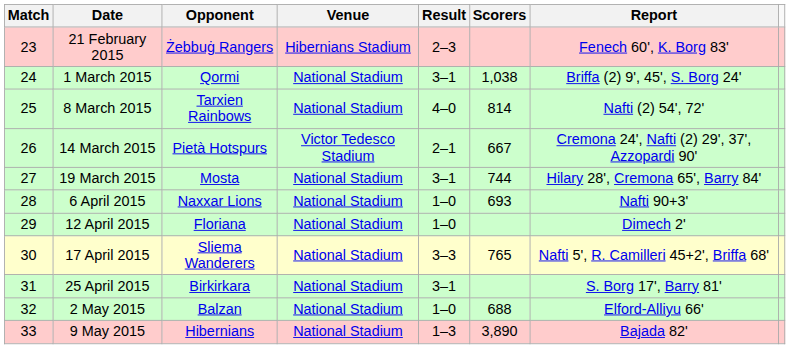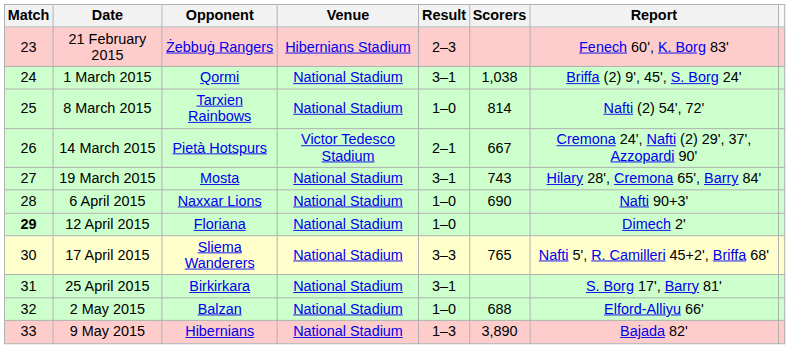(444, 108) 4–0 -> (444, 108) 1–0
(500, 178) 744 -> (500, 178) 743
(500, 201) 693 -> (500, 201) 690
(29, 224) normal -> (29, 224) bold
